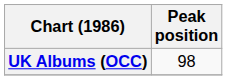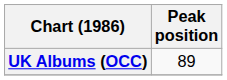(187, 61) 98 -> (187, 61) 89
